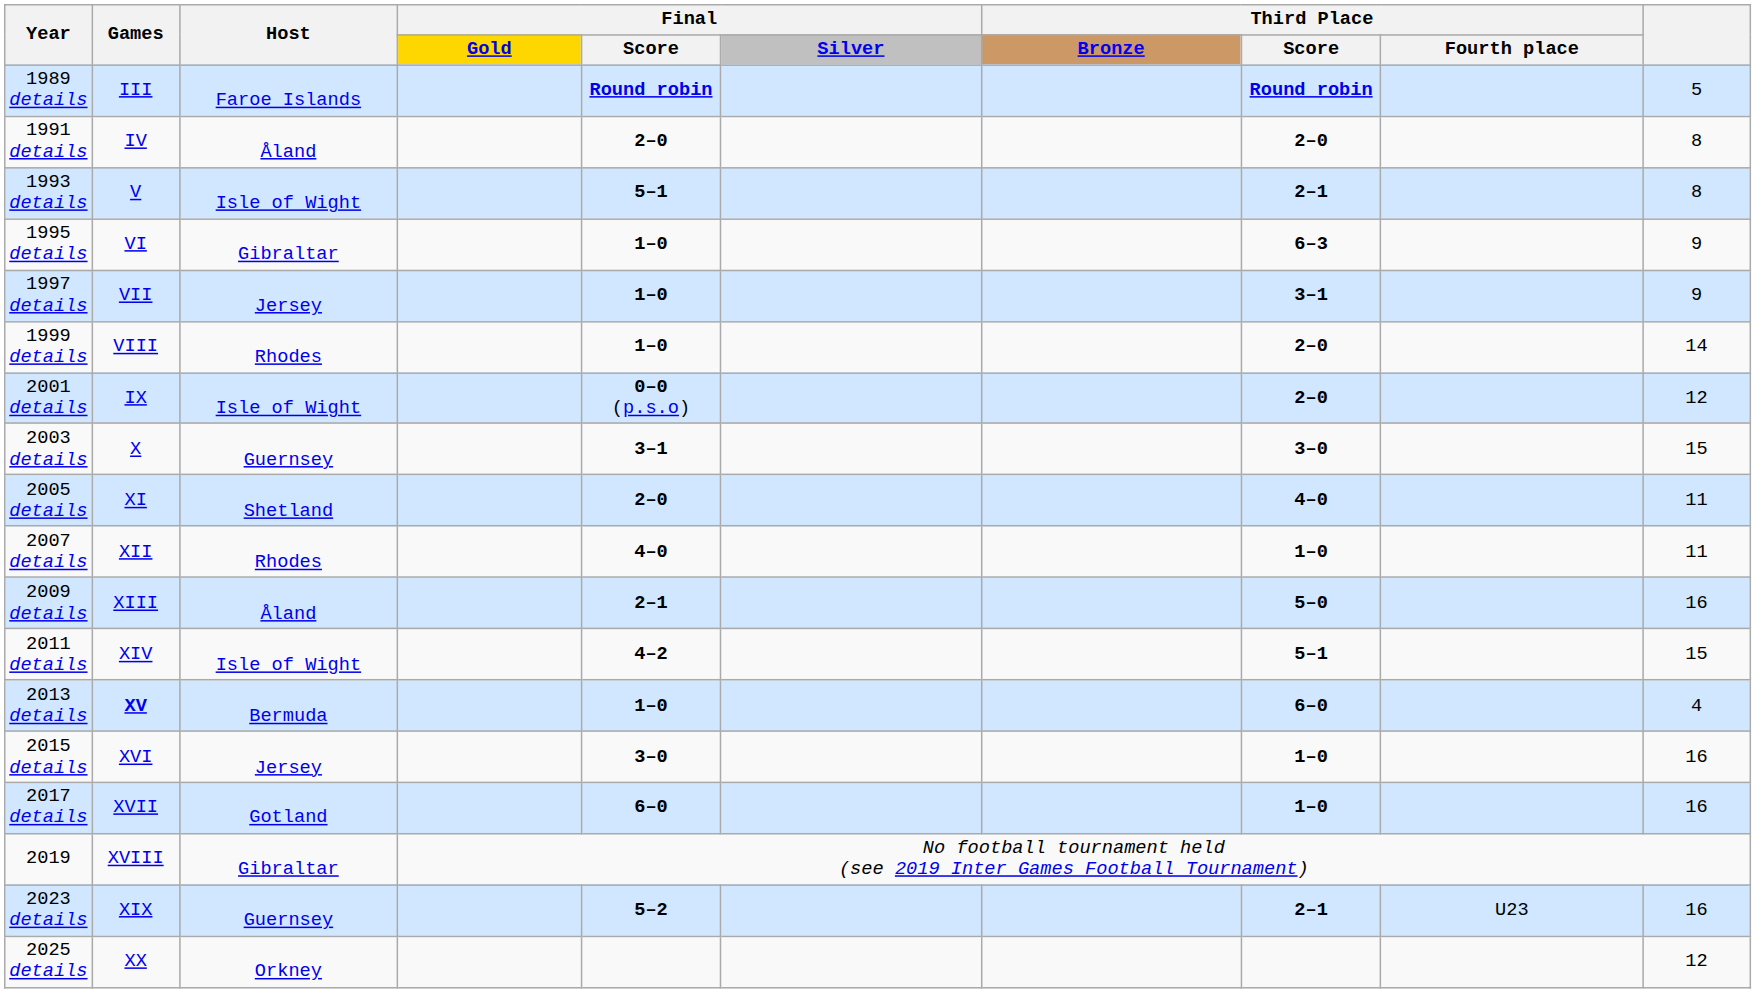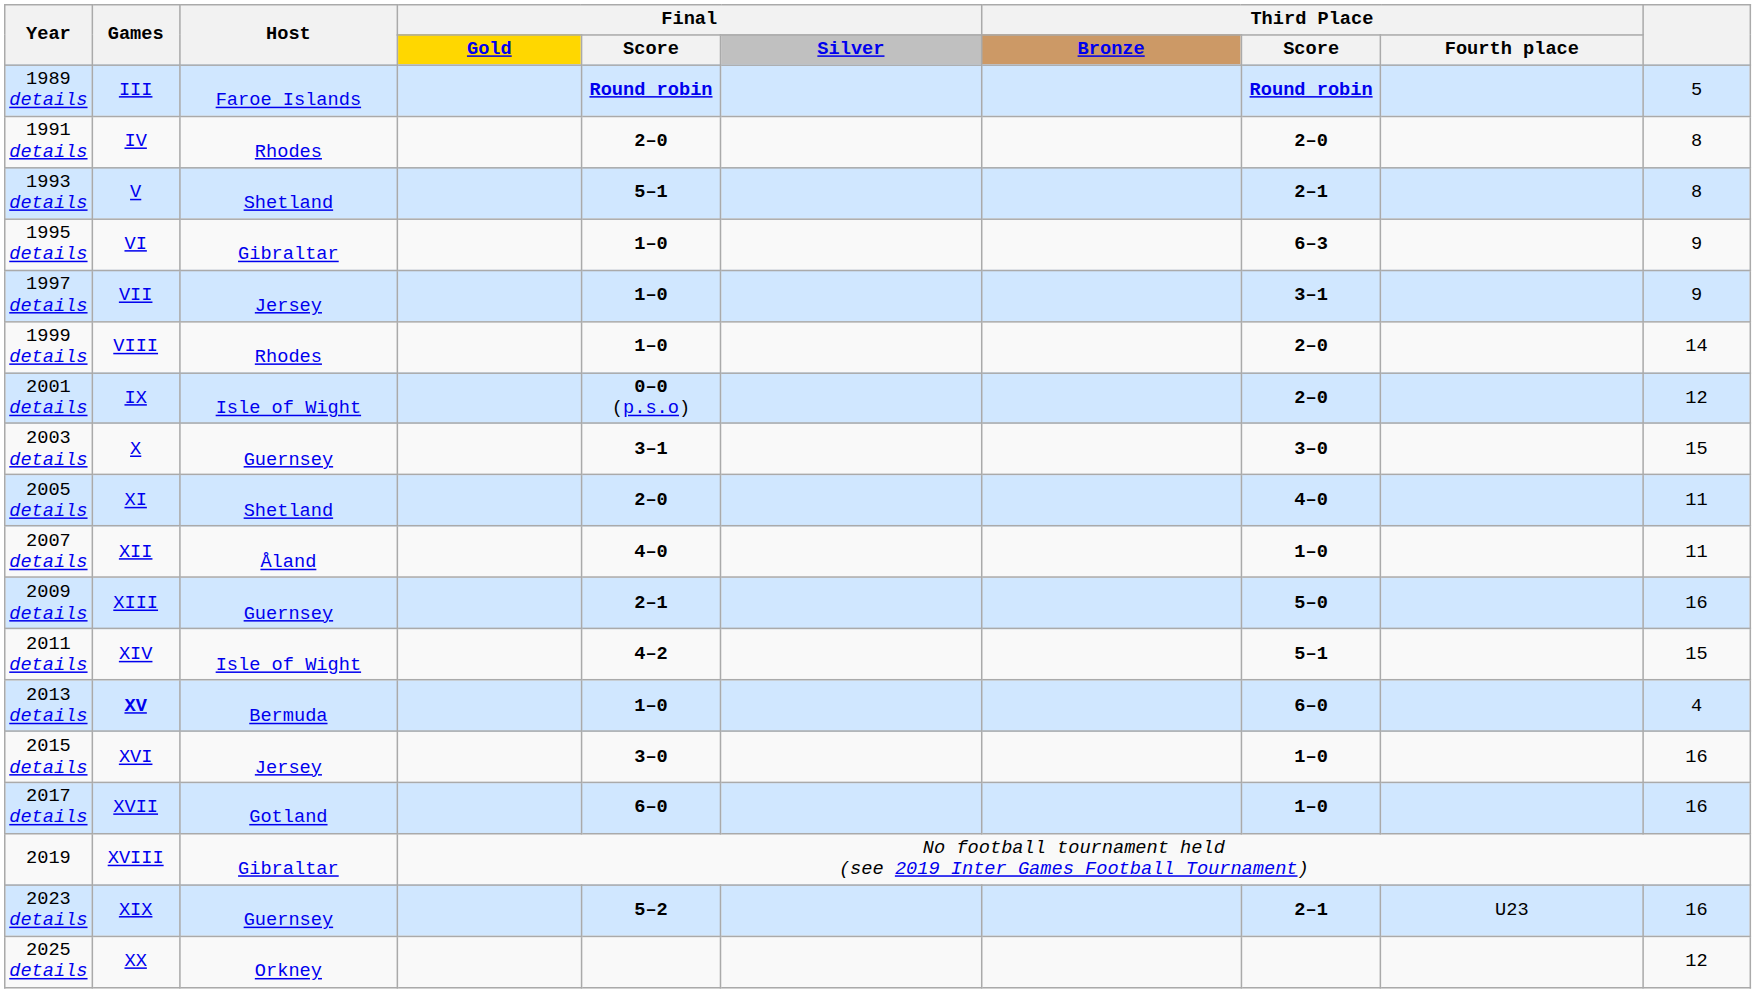(288, 153) Åland -> (288, 153) Rhodes
(288, 204) Isle of Wight -> (288, 204) Shetland
(288, 563) Rhodes -> (288, 563) Åland
(288, 614) Åland -> (288, 614) Guernsey
